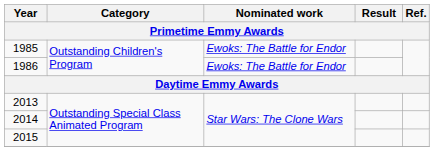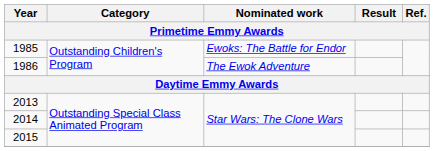(276, 66) Ewoks: The Battle for Endor -> (258, 66) The Ewok Adventure
